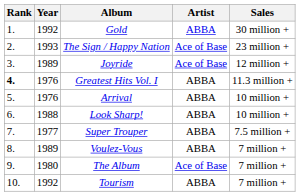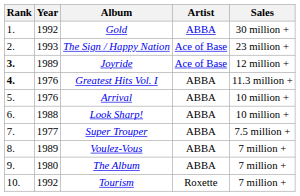(11, 64) normal -> (11, 64) bold
(201, 166) Ace of Base -> (201, 166) ABBA
(201, 183) ABBA -> (201, 183) Roxette
